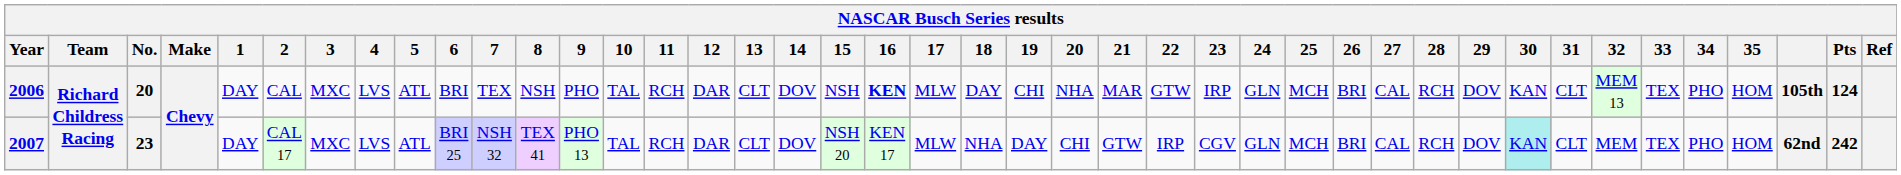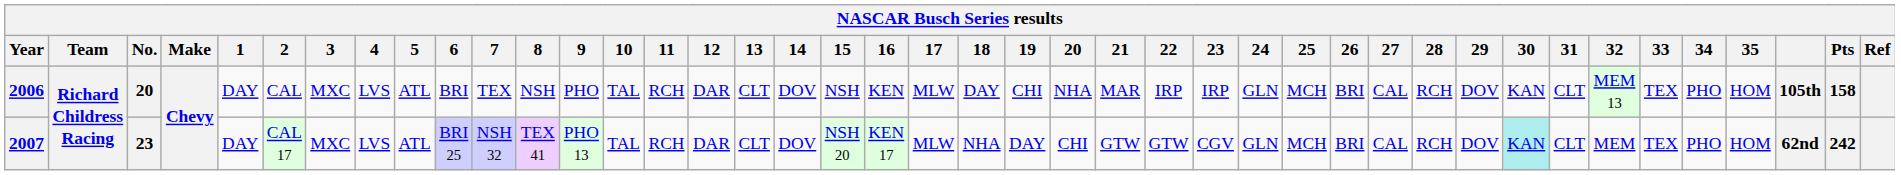(887, 91) bold -> (886, 91) normal
(1171, 91) GTW -> (1169, 91) IRP
(1845, 91) 124 -> (1843, 91) 158
(1170, 143) IRP -> (1169, 143) GTW
